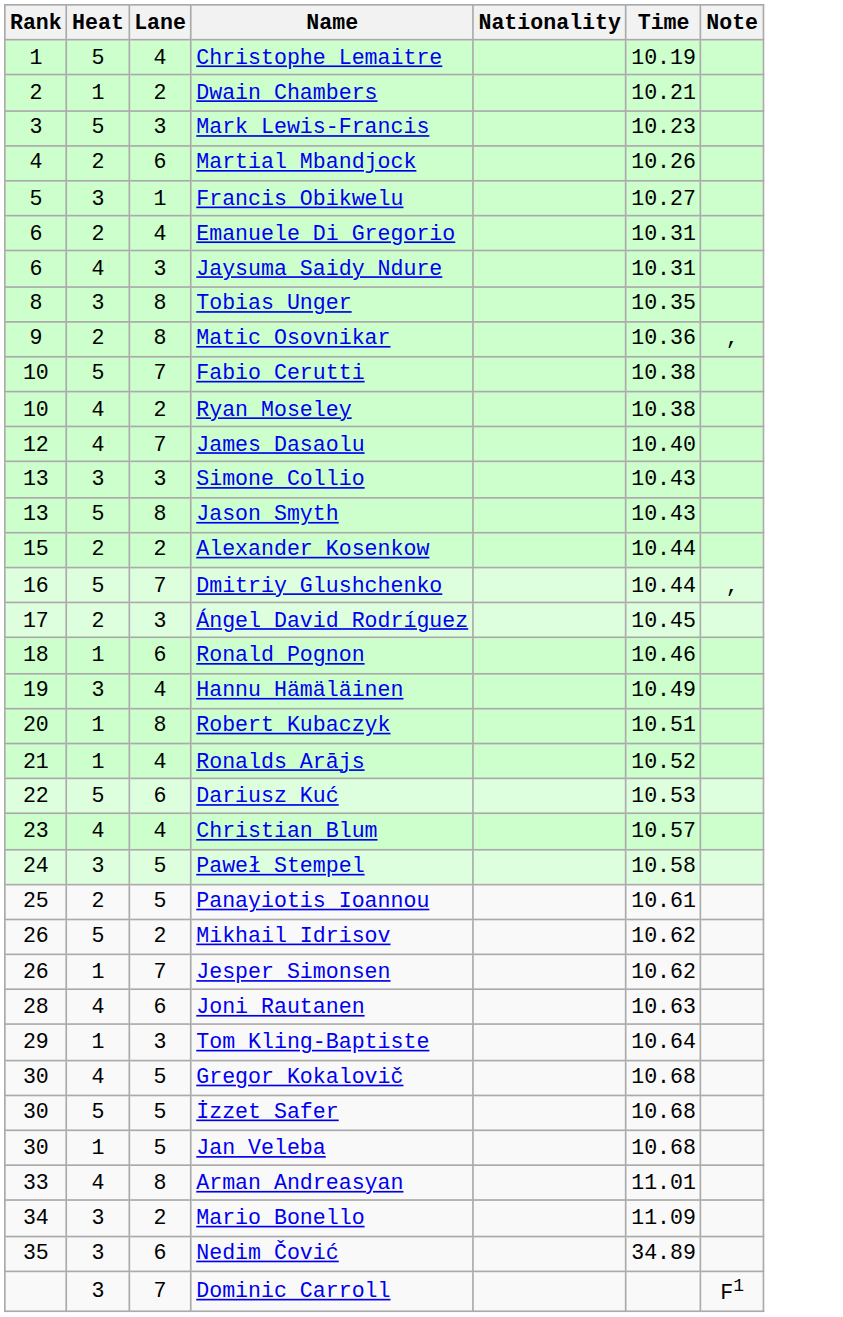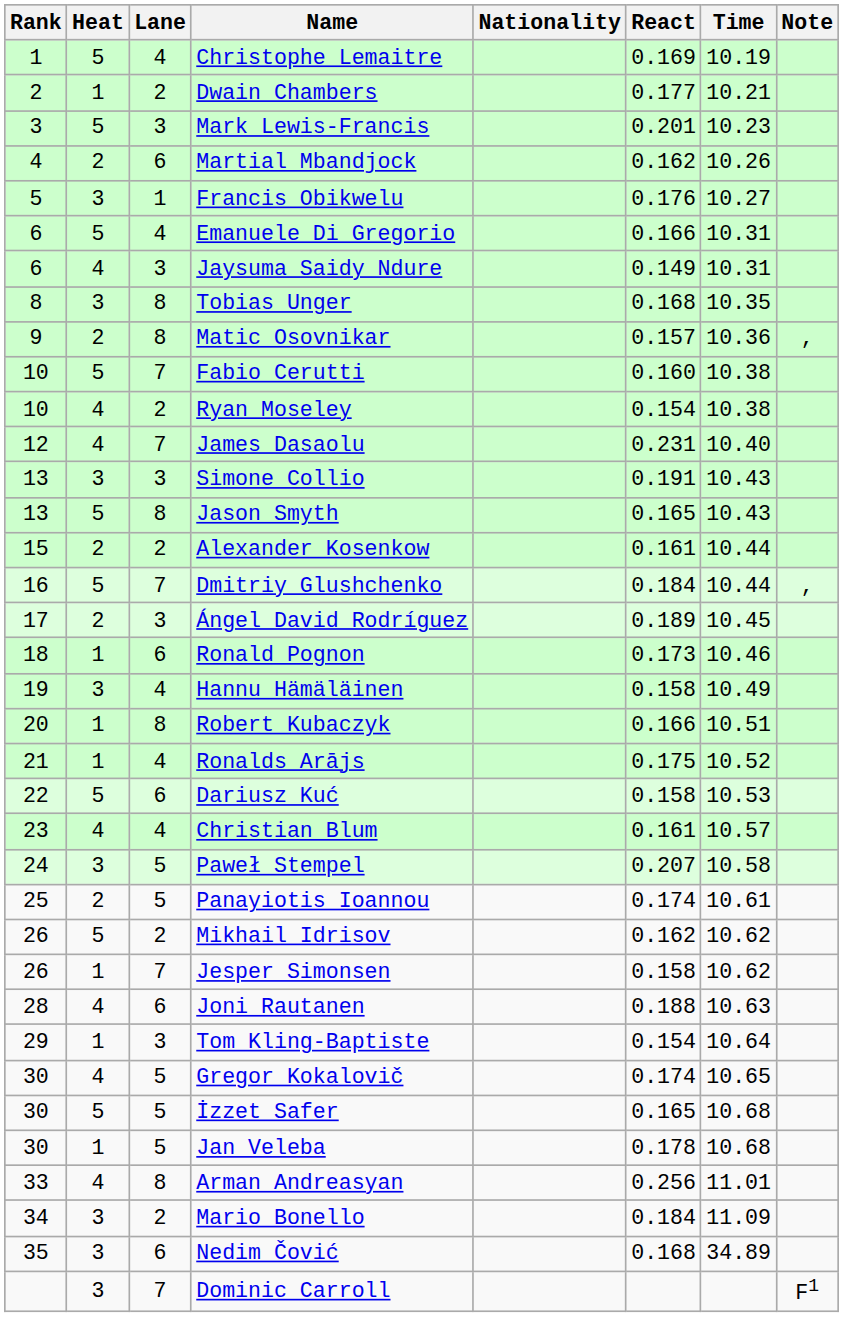+ column: (664, 22)
(98, 233) 2 -> (98, 233) 5
(664, 1078) 10.68 -> (739, 1078) 10.65
